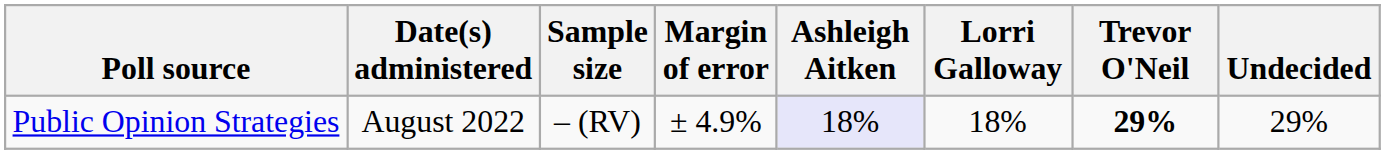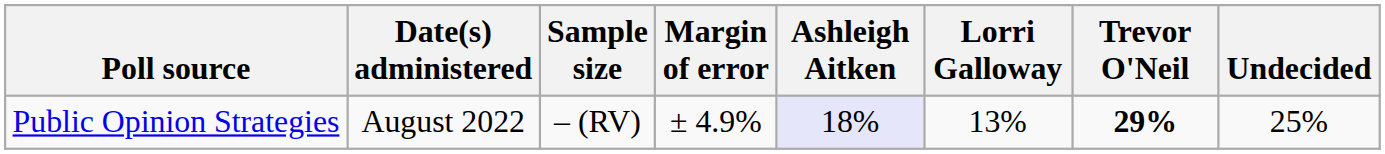(998, 121) 18% -> (998, 121) 13%
(1299, 121) 29% -> (1299, 121) 25%
